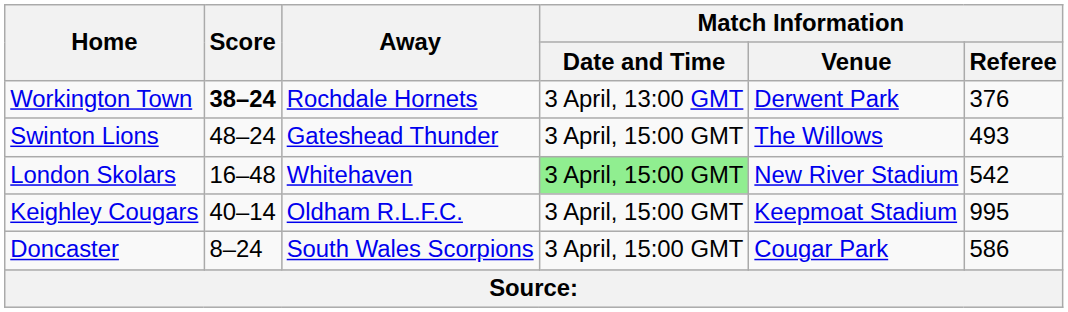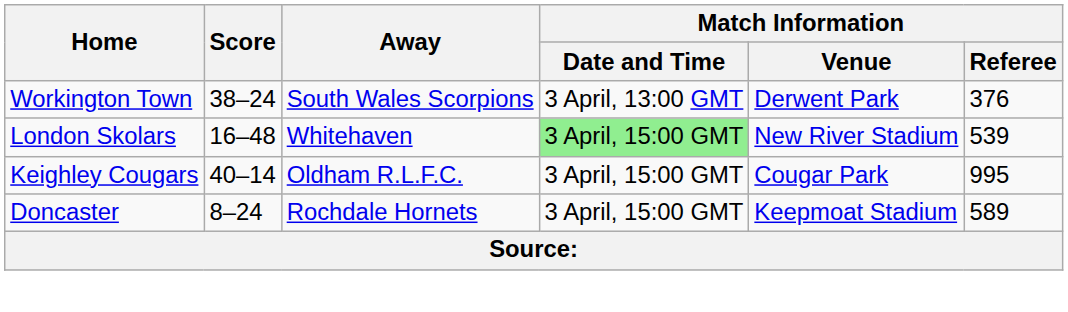(243, 99) bold -> (243, 99) normal
(382, 99) Rochdale Hornets -> (410, 99) South Wales Scorpions
- row: (84, 136)
(989, 174) 542 -> (989, 136) 539
(856, 212) Keepmoat Stadium -> (821, 174) Cougar Park
(410, 250) South Wales Scorpions -> (382, 212) Rochdale Hornets
(821, 250) Cougar Park -> (856, 212) Keepmoat Stadium
(989, 250) 586 -> (989, 212) 589
